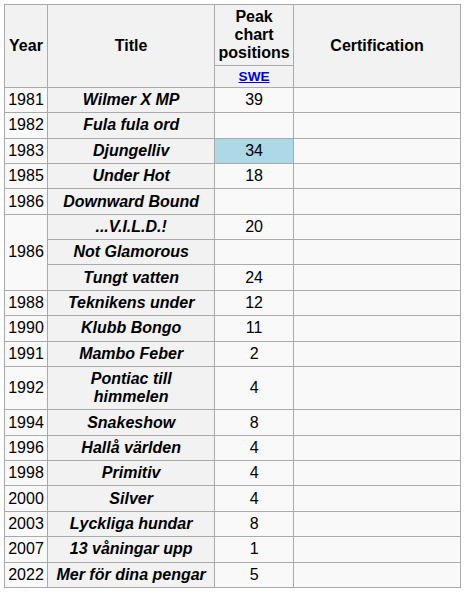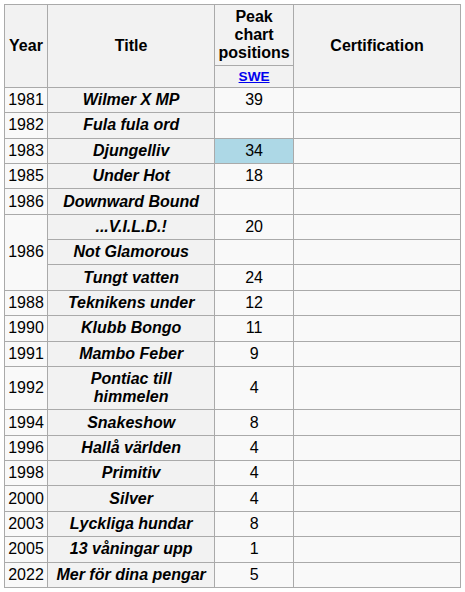(254, 353) 2 -> (254, 353) 9
(26, 549) 2007 -> (26, 549) 2005
